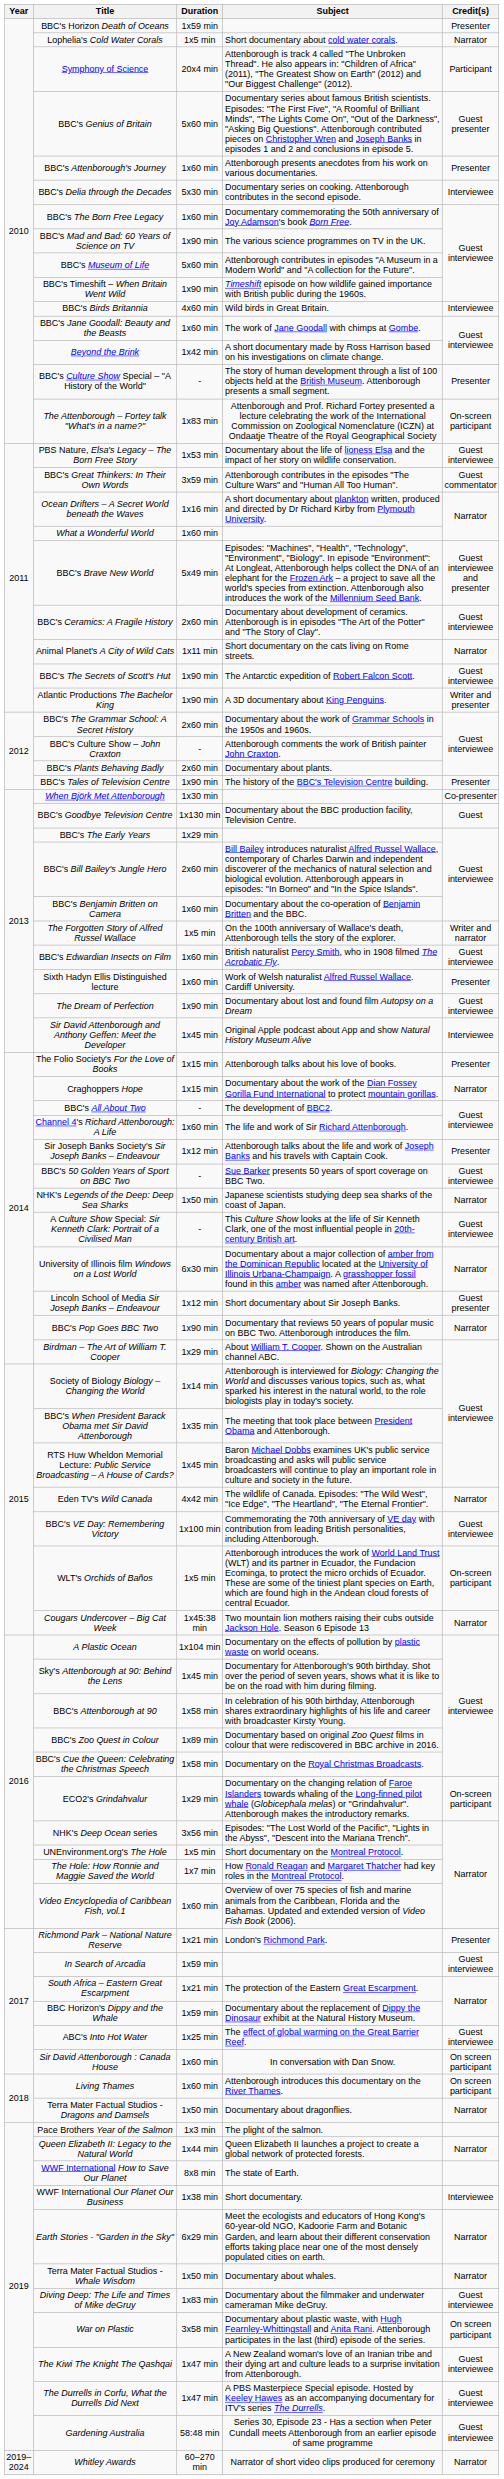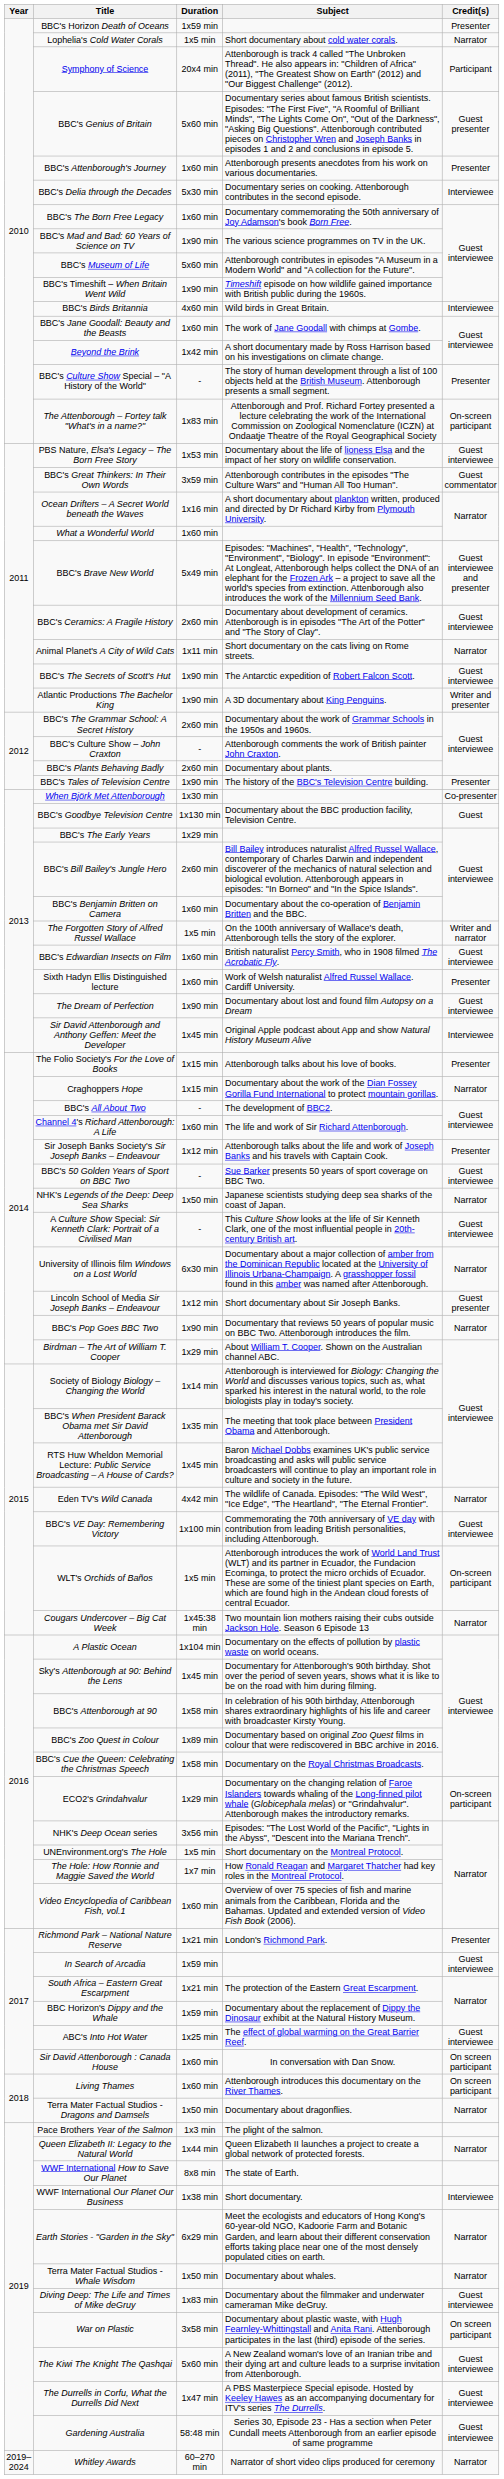(200, 2364) 1x47 min -> (200, 2364) 5x60 min
